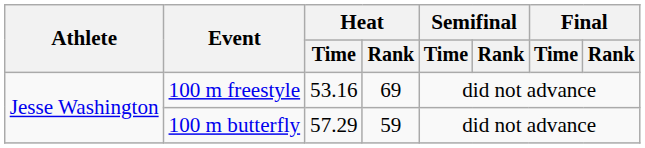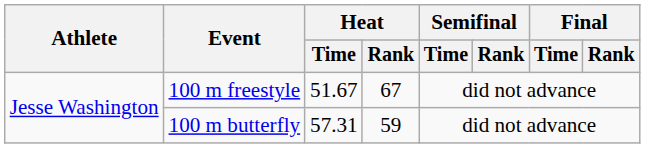(334, 90) 53.16 -> (334, 90) 51.67
(391, 90) 69 -> (391, 90) 67
(334, 125) 57.29 -> (334, 125) 57.31
